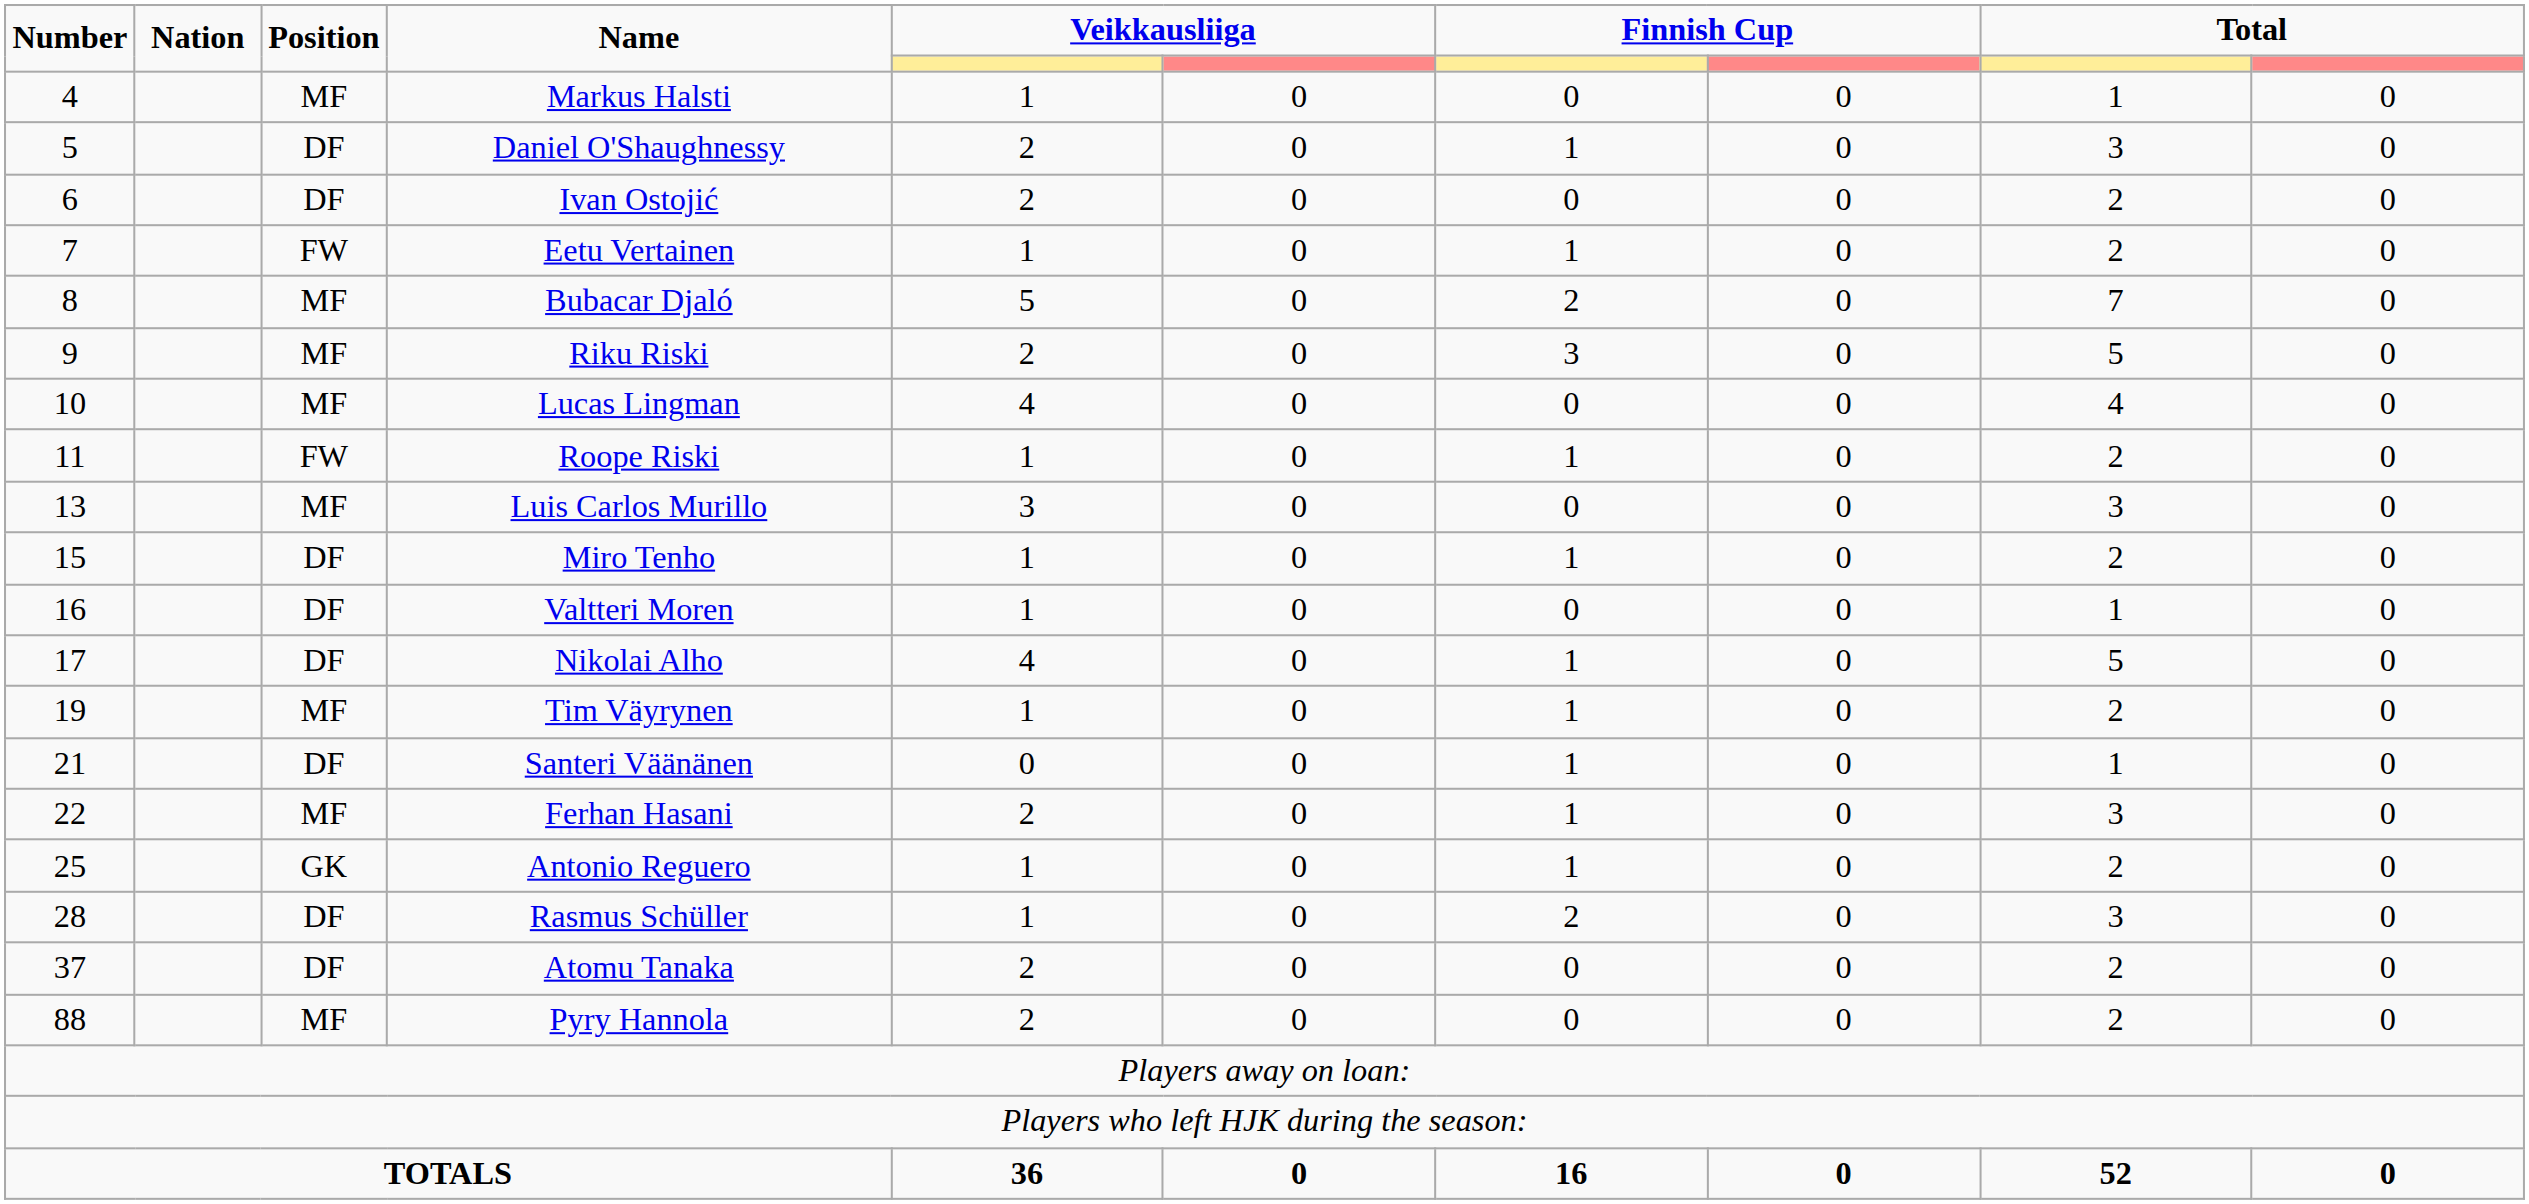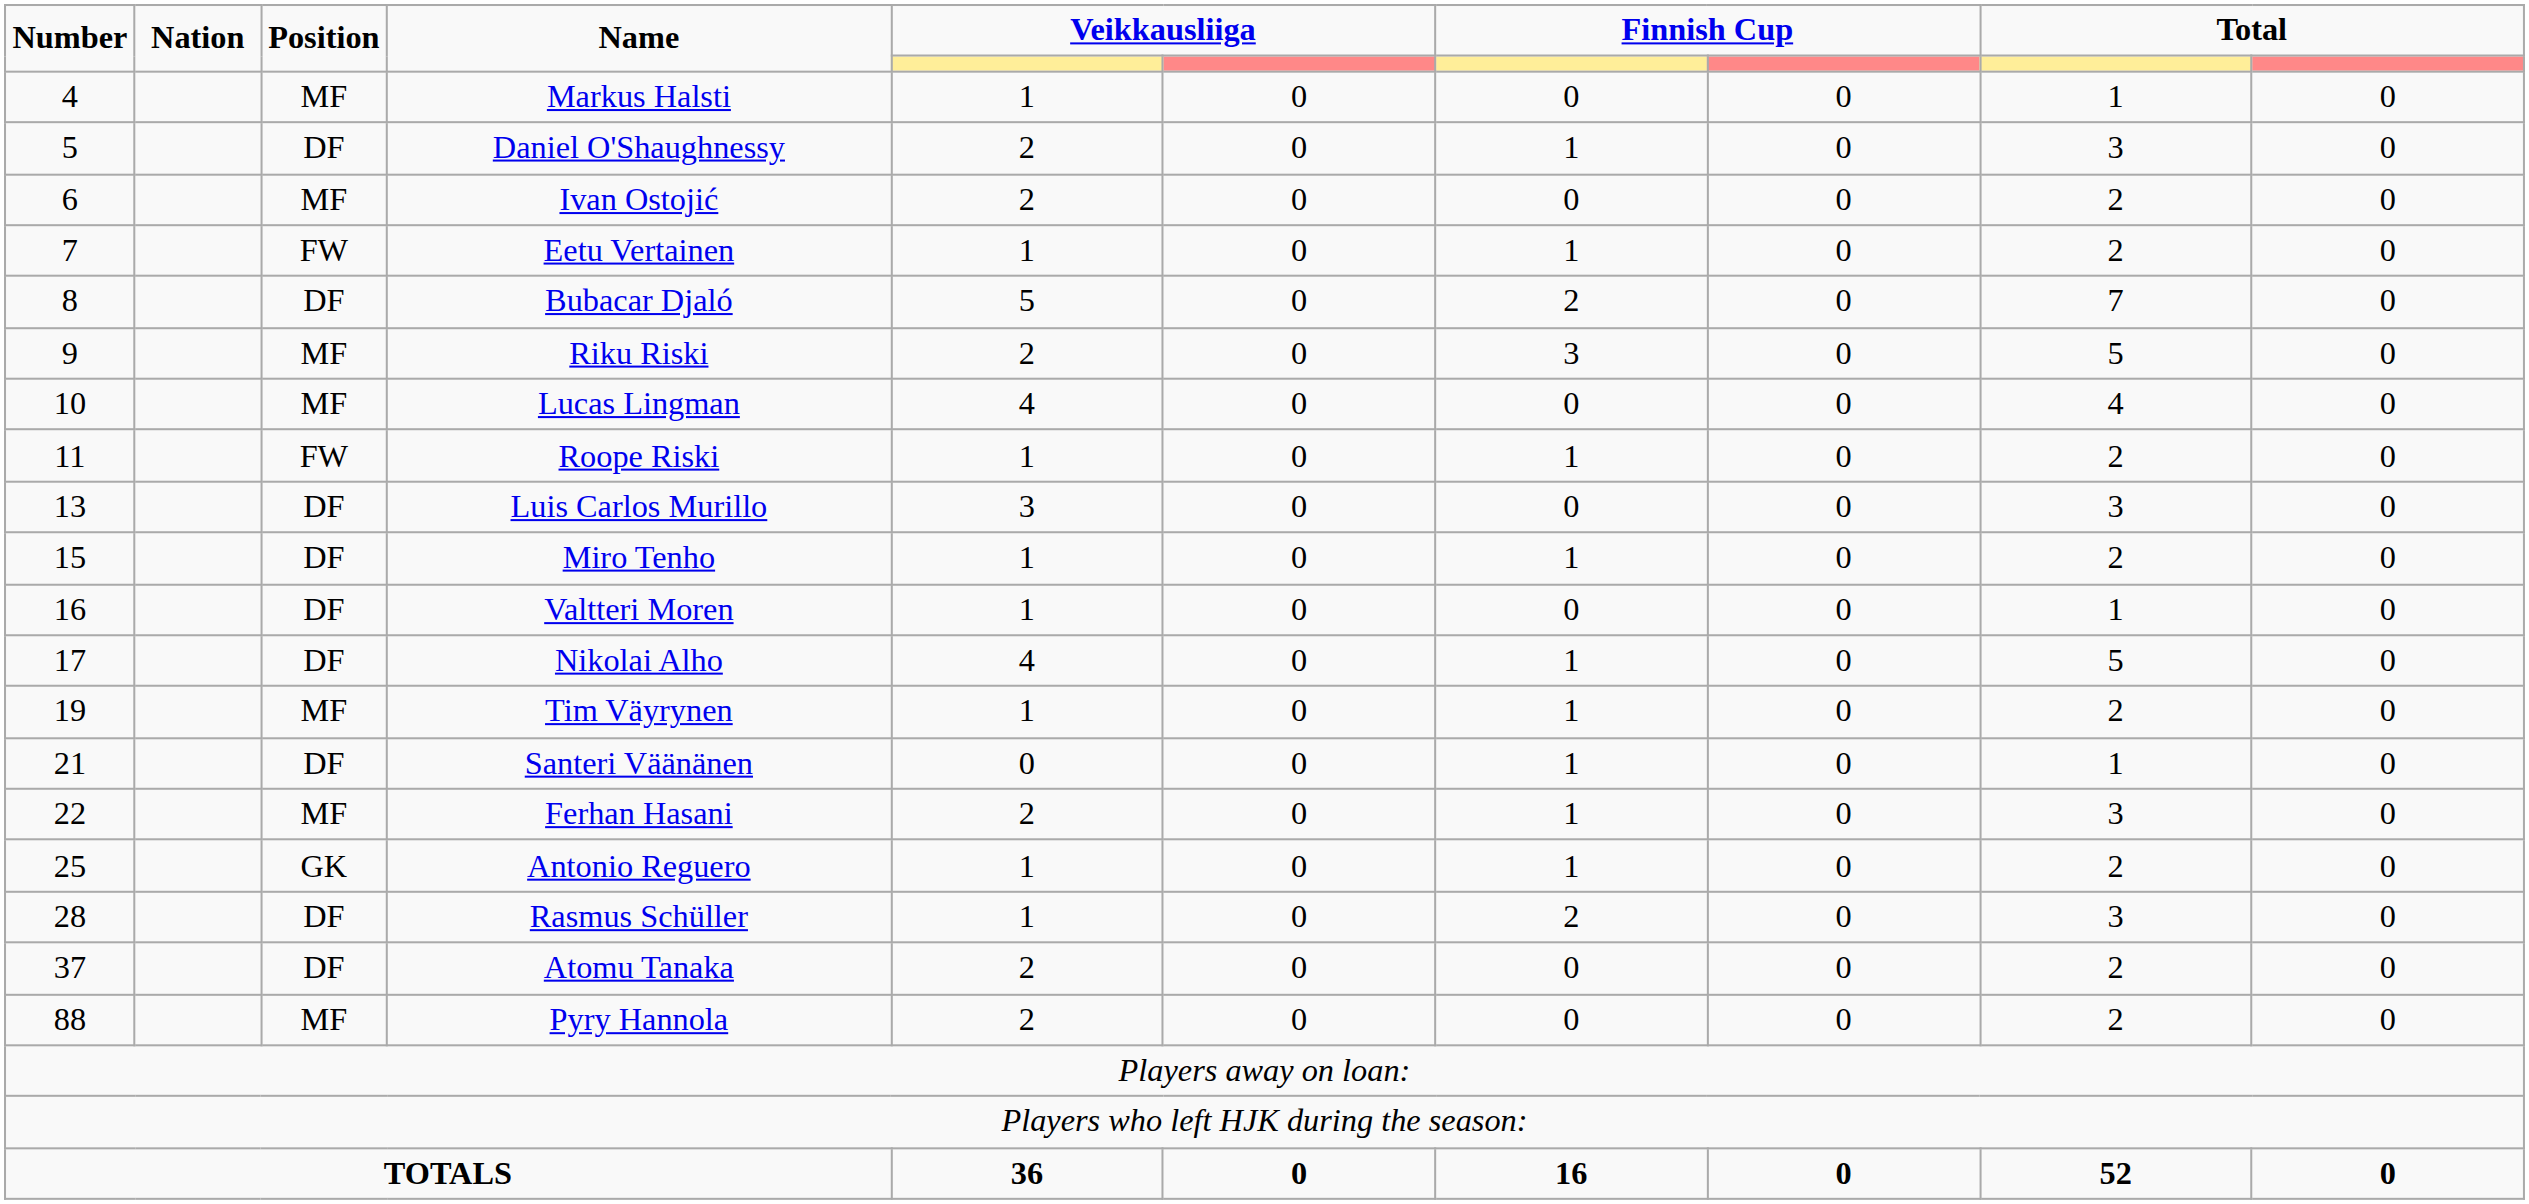(324, 198) DF -> (324, 198) MF
(324, 301) MF -> (324, 301) DF
(324, 506) MF -> (324, 506) DF
